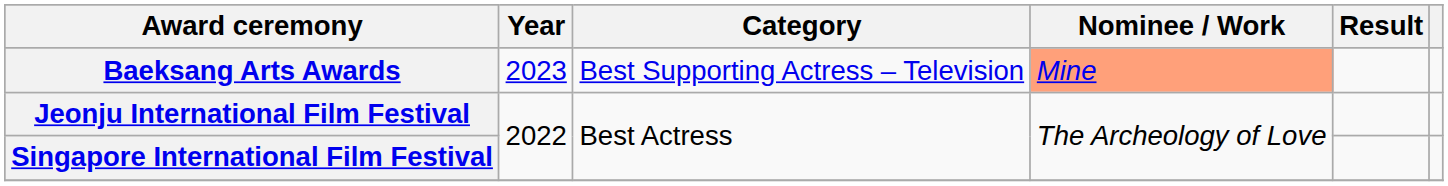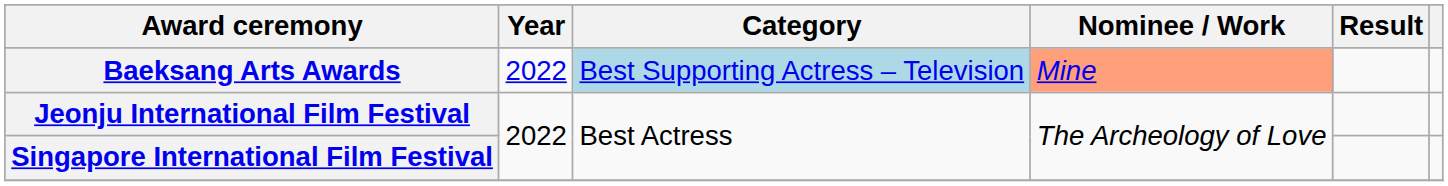(536, 69) 2023 -> (536, 69) 2022
(802, 69) no background -> (802, 69) lightblue background
